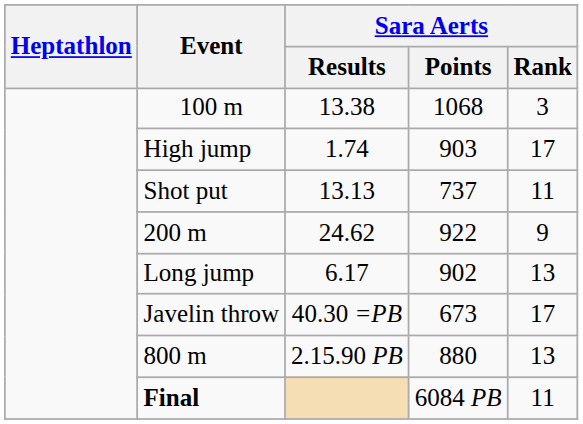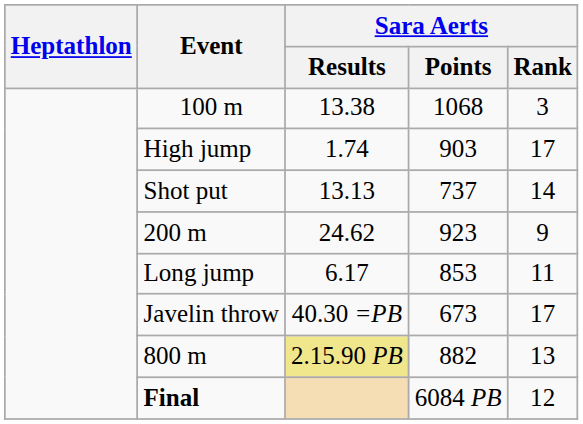(543, 190) 11 -> (543, 190) 14
(458, 232) 922 -> (458, 232) 923
(458, 273) 902 -> (458, 273) 853
(543, 273) 13 -> (543, 273) 11
(347, 356) no background -> (347, 356) khaki background
(458, 356) 880 -> (458, 356) 882
(543, 397) 11 -> (543, 397) 12
